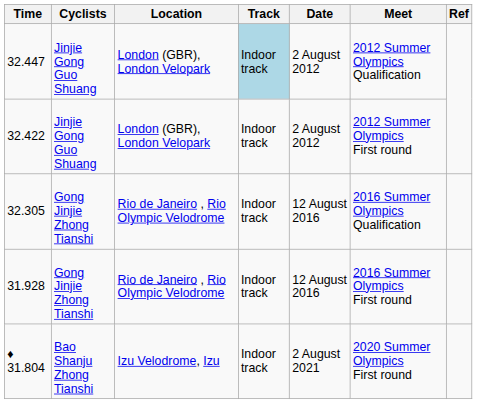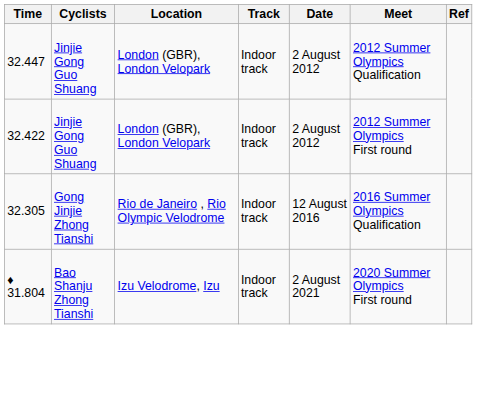(258, 61) lightblue background -> (258, 61) no background
- row: (26, 286)
